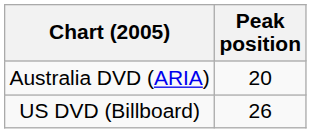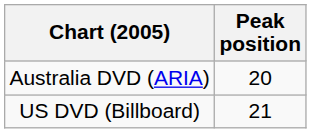(260, 111) 26 -> (260, 111) 21
